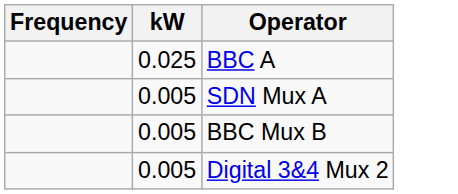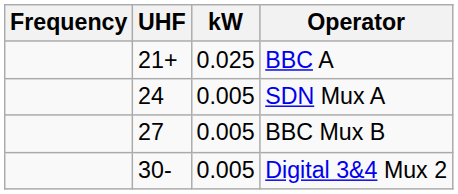+ column: (162, 22)
